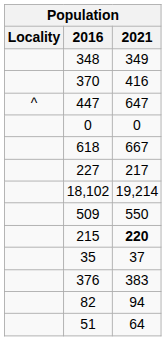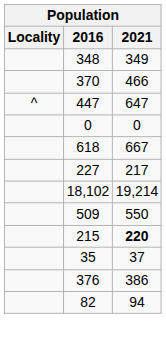(137, 81) 416 -> (137, 81) 466
(137, 280) 383 -> (137, 280) 386
- row: (88, 324)
